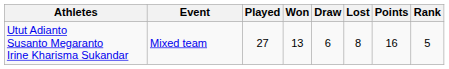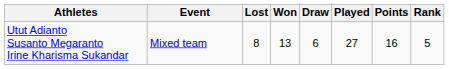columns swapped: (263, 13) <-> (358, 13)
